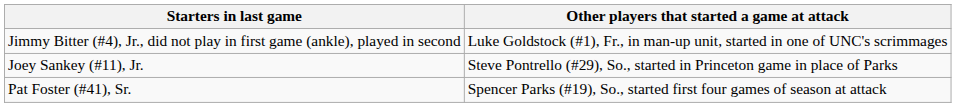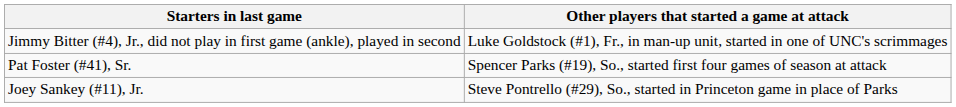rows swapped: (70, 89) <-> (76, 65)
